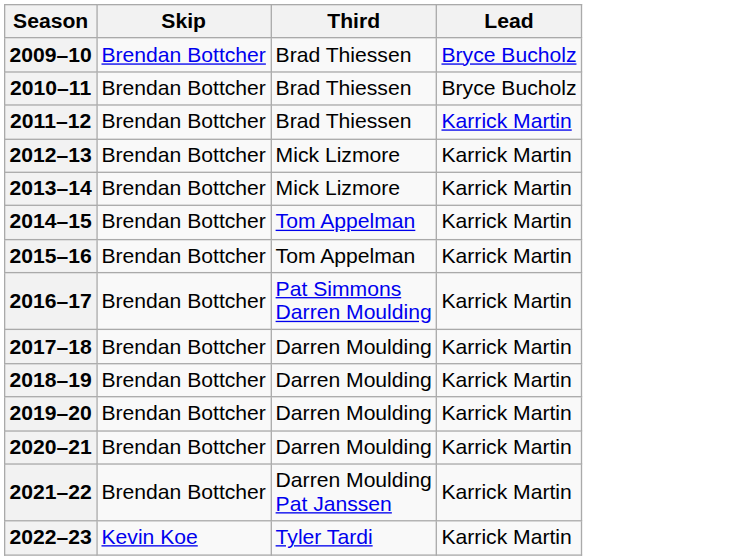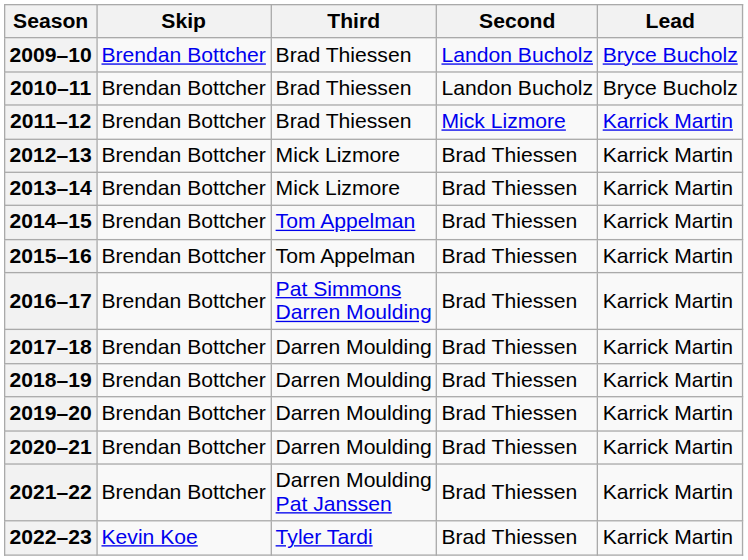+ column: (517, 21)
